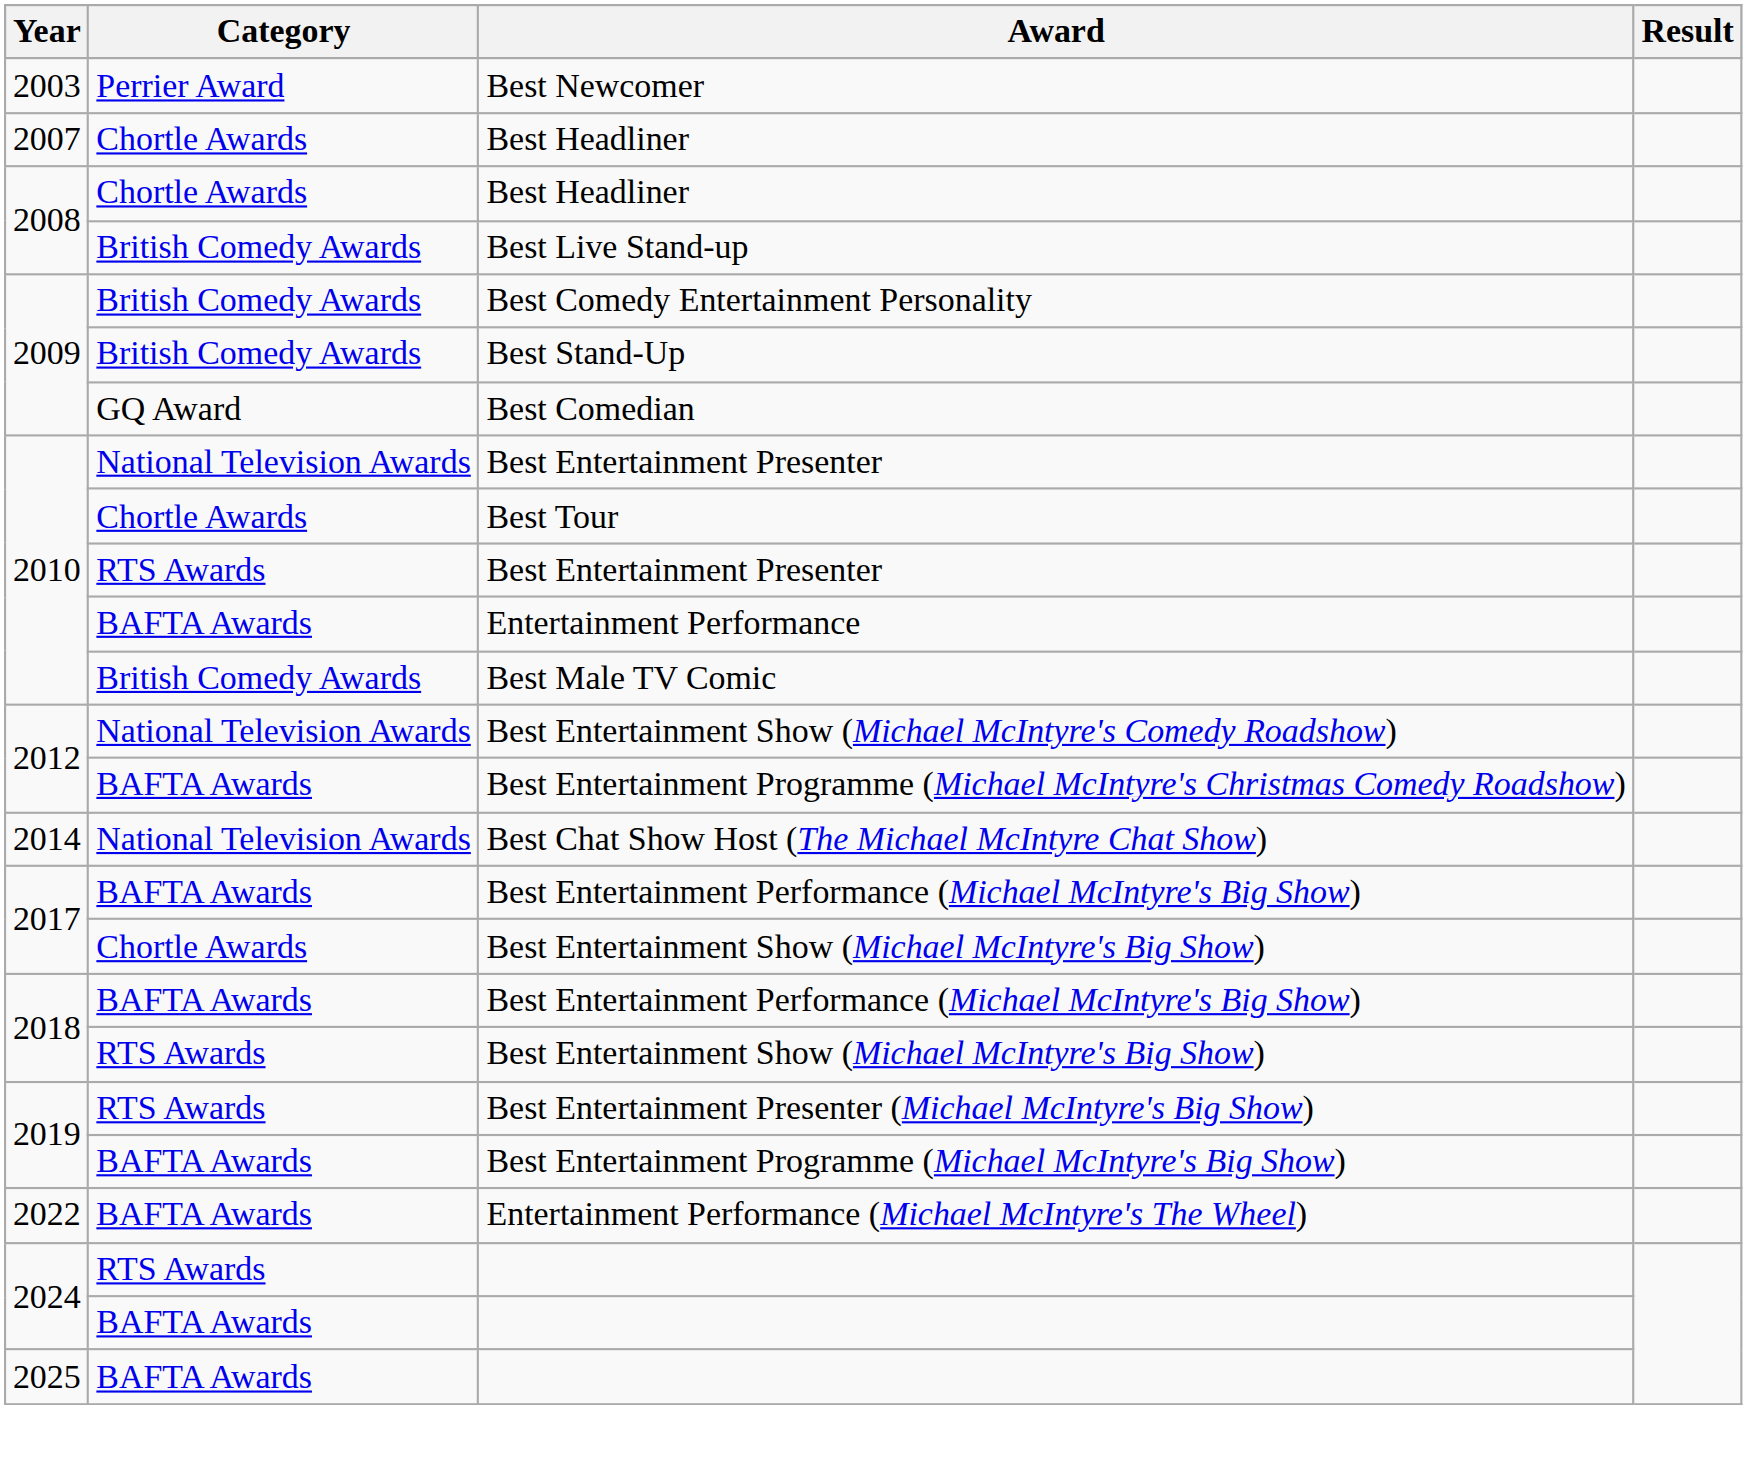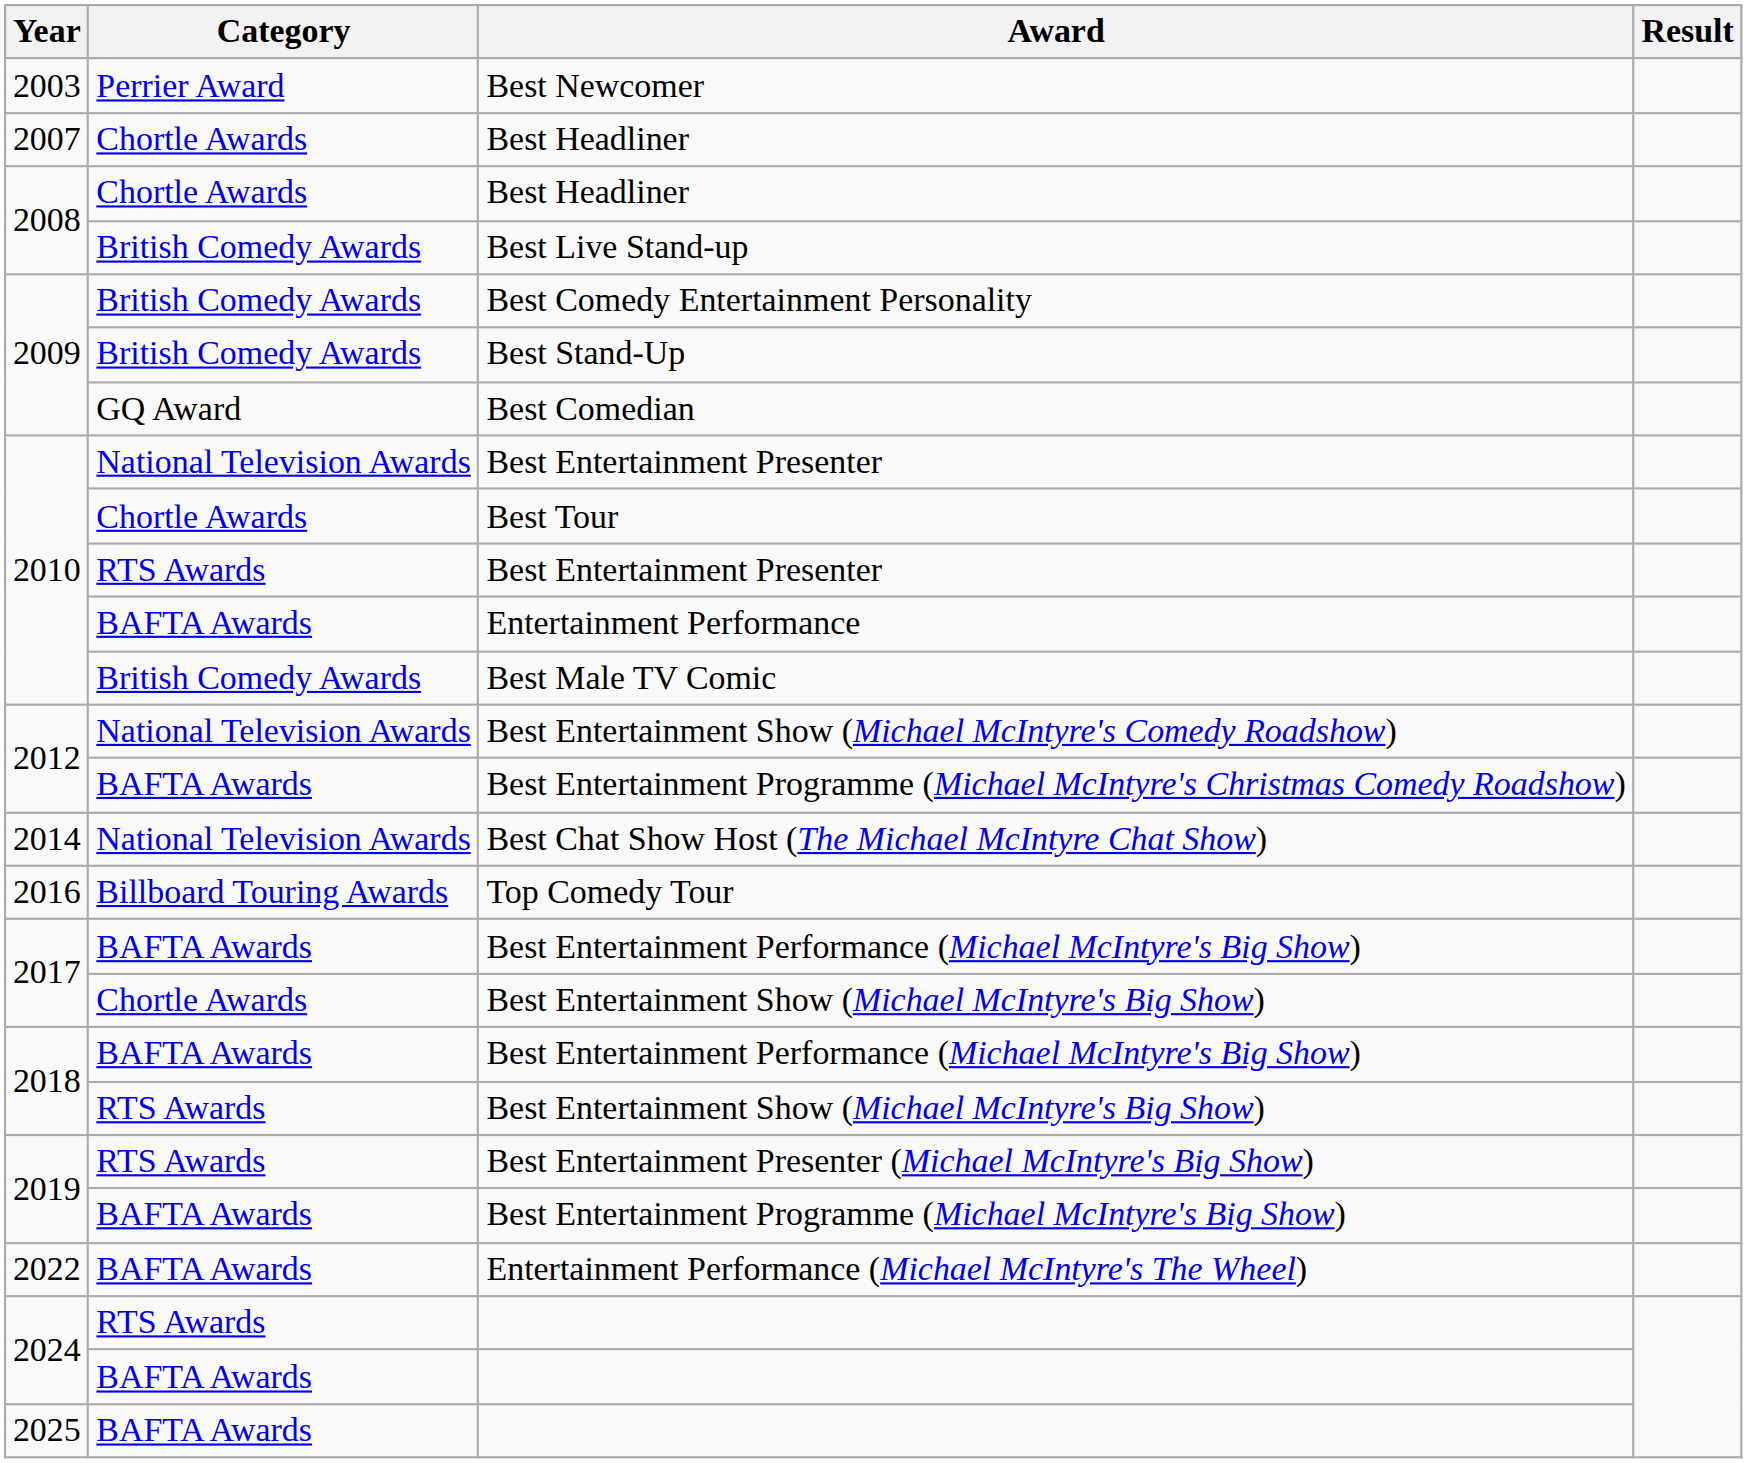+ row: (47, 892)
